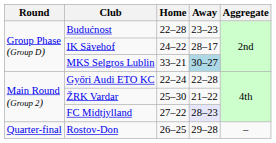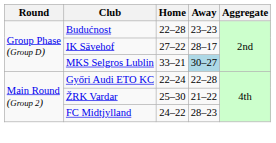(173, 46) 24–22 -> (172, 46) 27–22
(173, 113) 27–22 -> (172, 113) 24–22
(205, 113) lavender background -> (204, 113) no background
- row: (92, 130)
